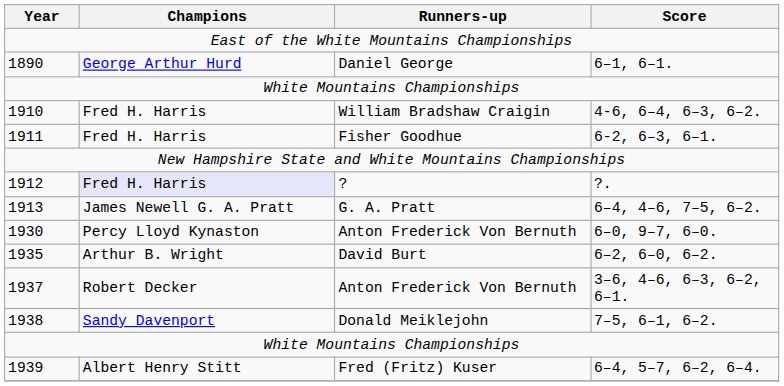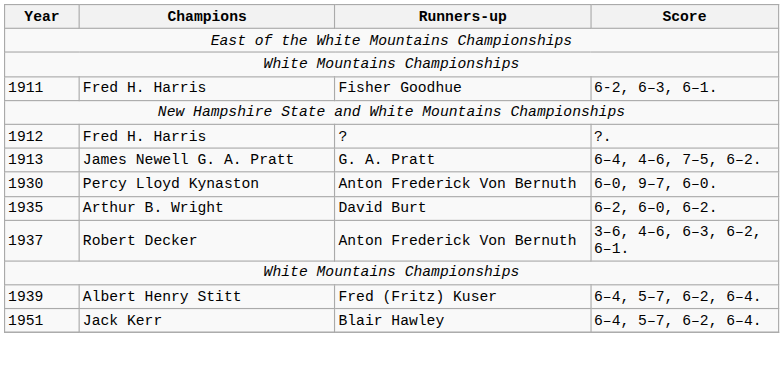- row: (26, 64)
- row: (26, 112)
(145, 184) lavender background -> (145, 136) no background
- row: (26, 321)
+ row: (26, 321)
